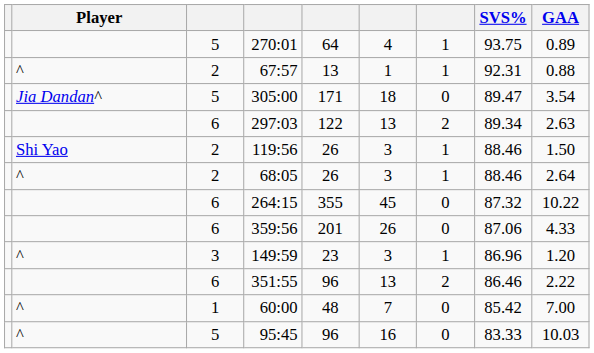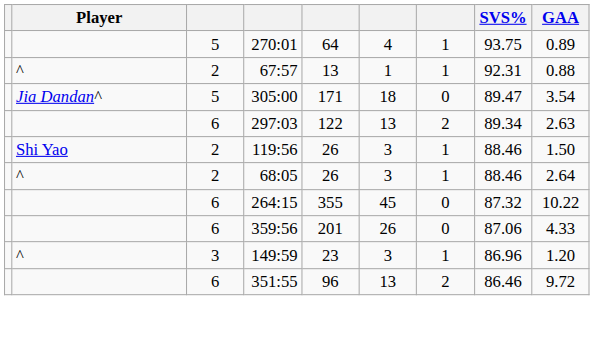(561, 281) 2.22 -> (561, 281) 9.72
- row: (279, 307)
- row: (279, 334)
